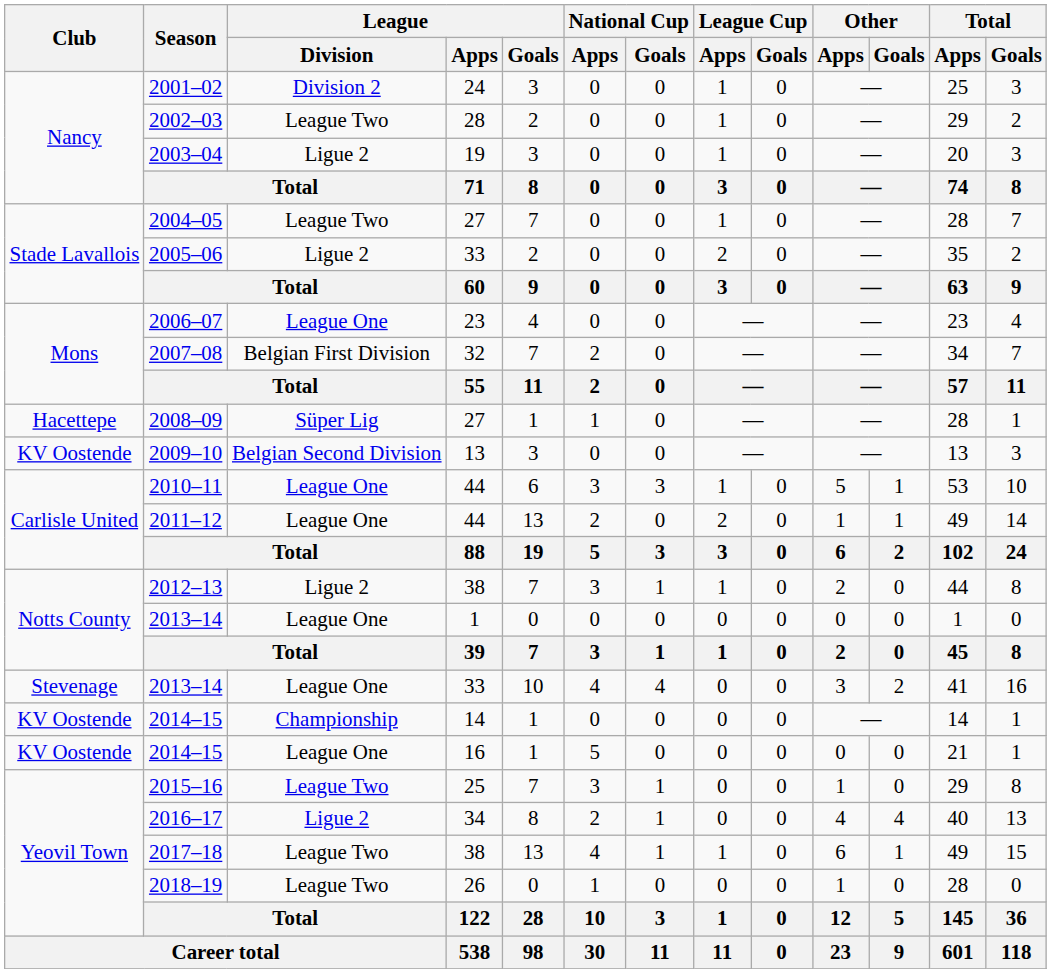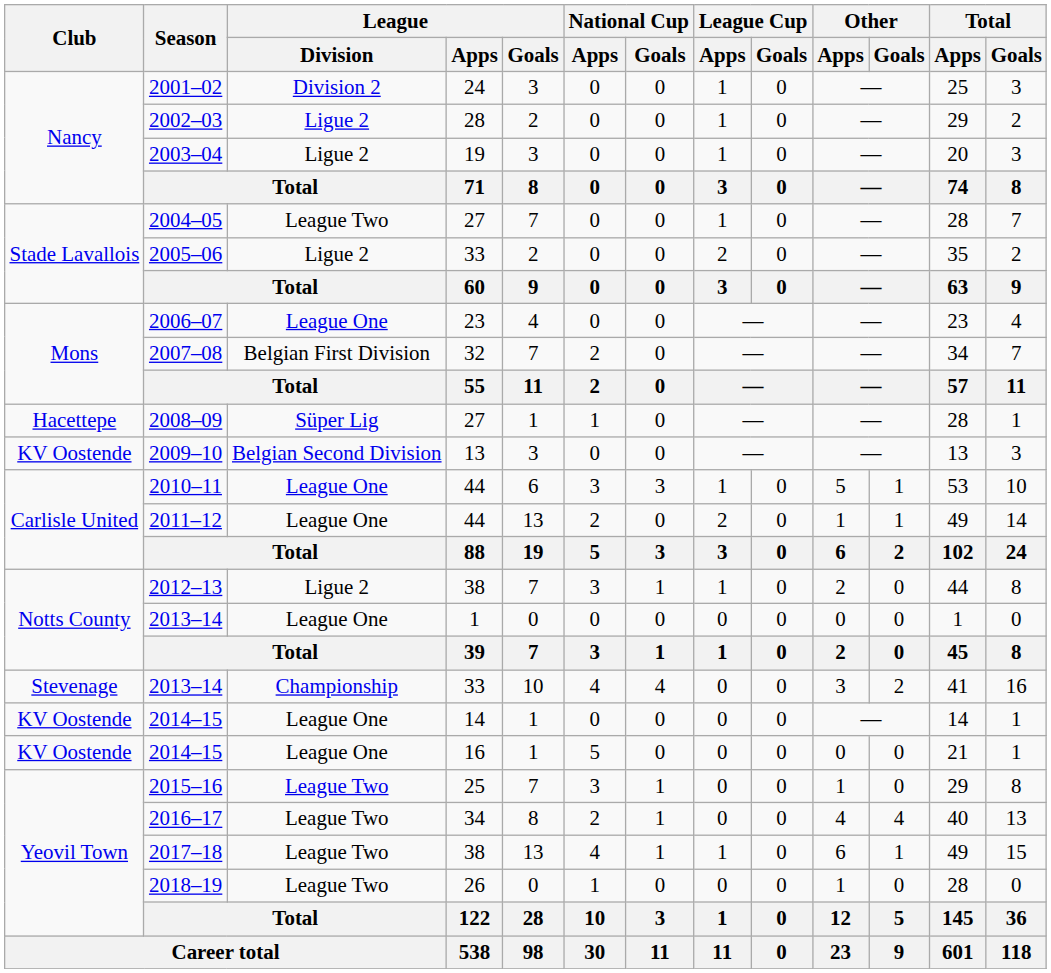(337, 120) League Two -> (337, 120) Ligue 2
(337, 685) League One -> (337, 685) Championship
(337, 719) Championship -> (337, 719) League One
(337, 818) Ligue 2 -> (337, 818) League Two
